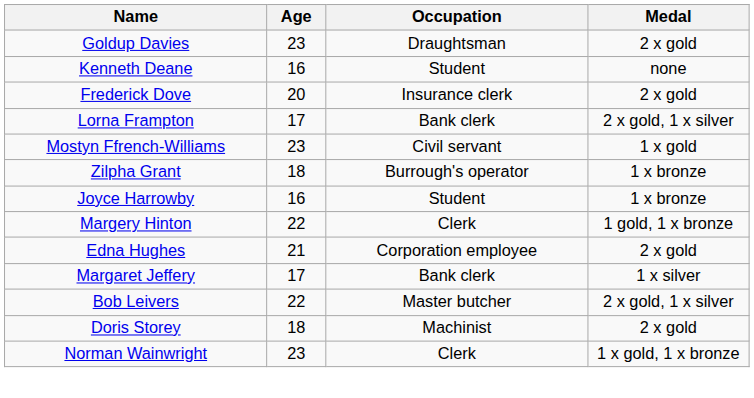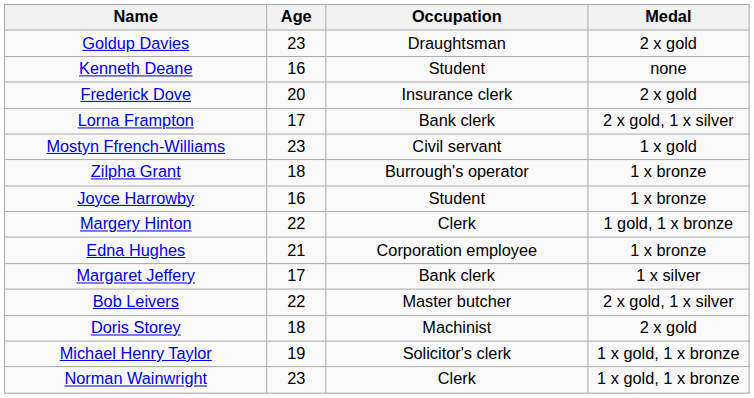(668, 250) 2 x gold -> (668, 250) 1 x bronze
+ row: (136, 353)
